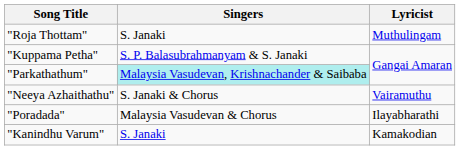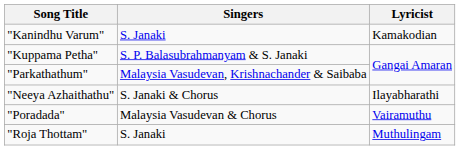rows swapped: (56, 134) <-> (47, 34)
(243, 74) paleturquoise background -> (243, 74) no background
(402, 94) Vairamuthu -> (406, 94) Ilayabharathi
(406, 114) Ilayabharathi -> (402, 114) Vairamuthu
